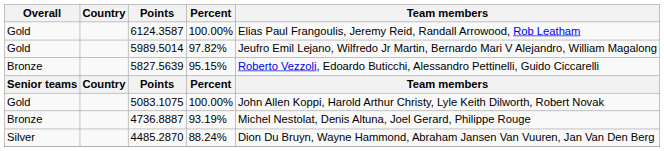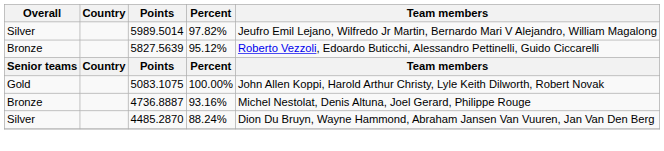- row: (157, 31)
(19, 48) Gold -> (21, 31) Silver
(208, 66) 95.15% -> (208, 48) 95.12%
(208, 119) 93.19% -> (208, 102) 93.16%
